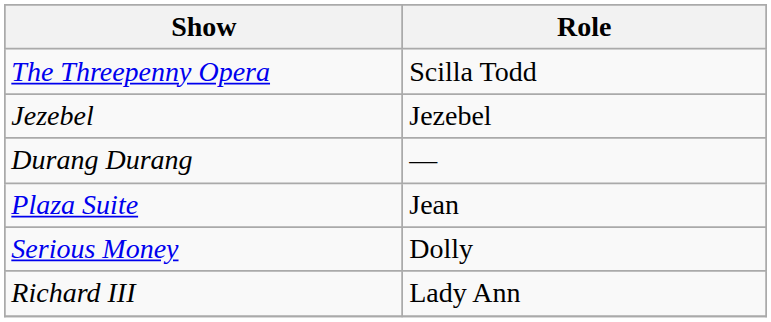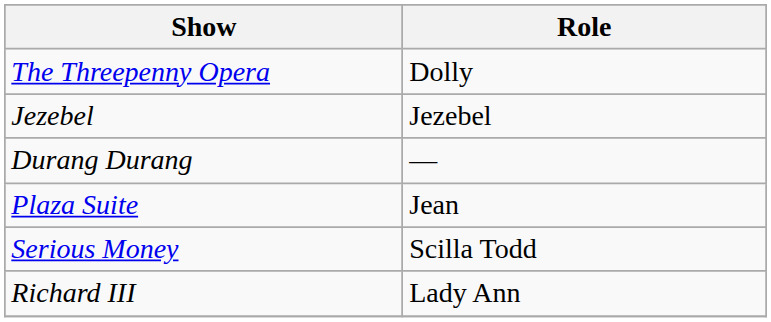(473, 71) Scilla Todd -> (441, 71) Dolly
(441, 248) Dolly -> (473, 248) Scilla Todd
